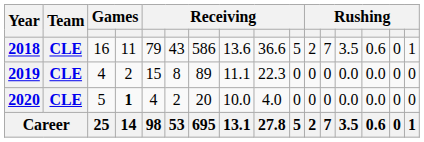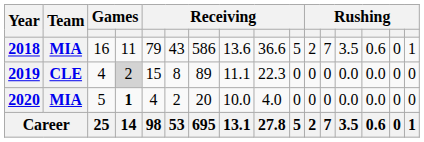(66, 49) CLE -> (66, 49) MIA
(128, 74) no background -> (128, 74) lightgrey background
(66, 99) CLE -> (66, 99) MIA
